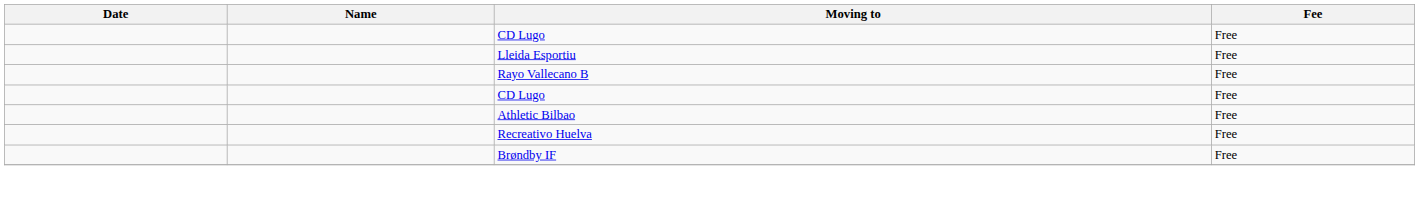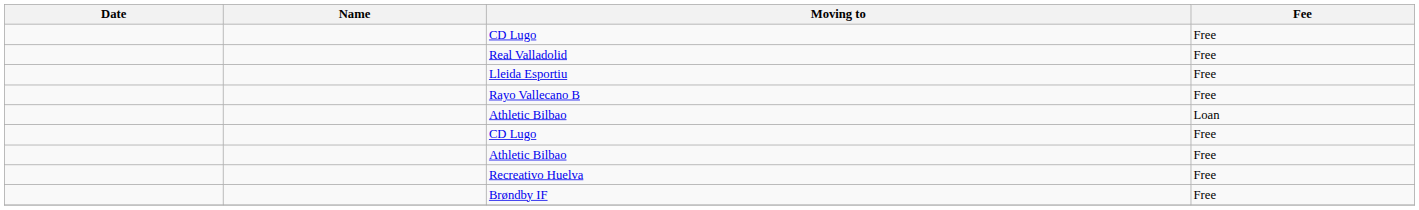+ row: (528, 54)
+ row: (528, 114)
